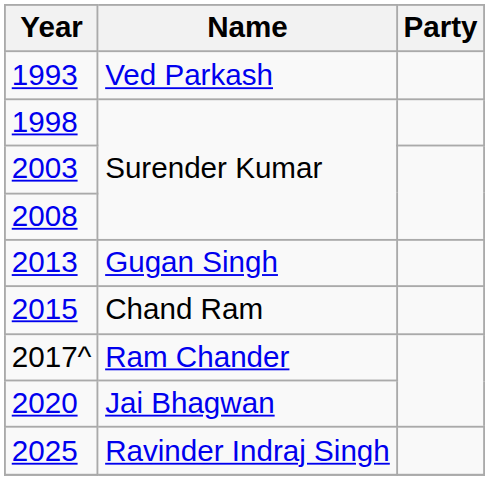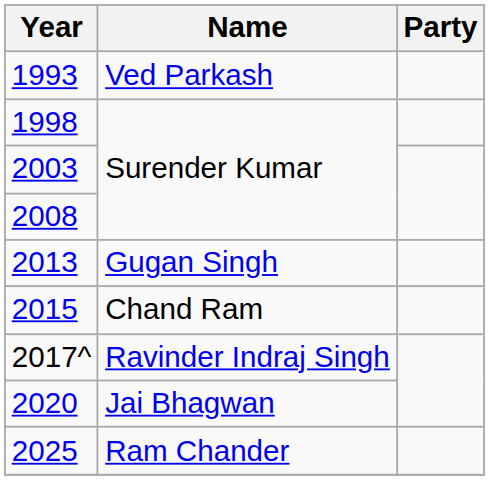(197, 356) Ram Chander -> (247, 356) Ravinder Indraj Singh
(247, 450) Ravinder Indraj Singh -> (197, 450) Ram Chander
